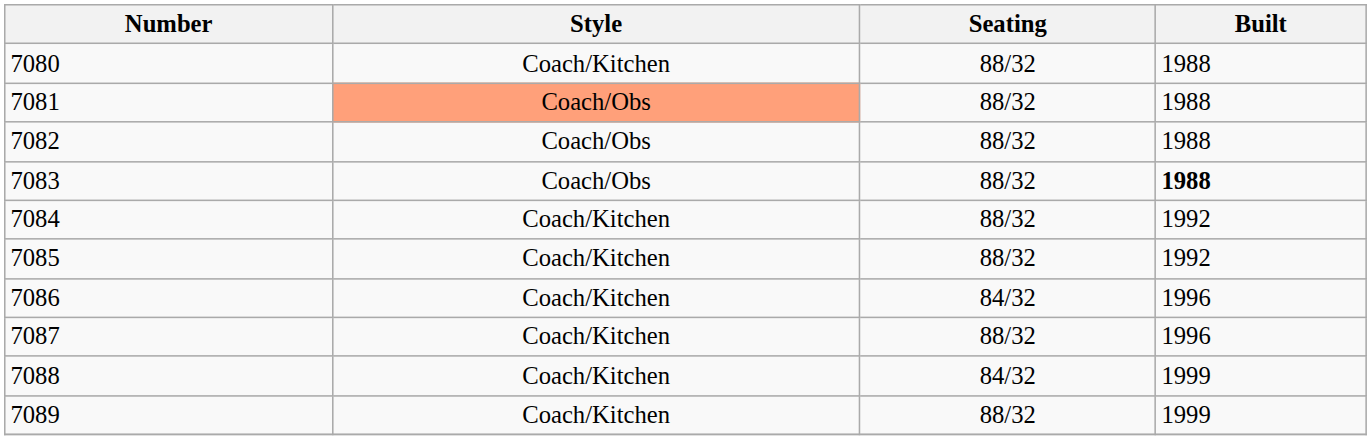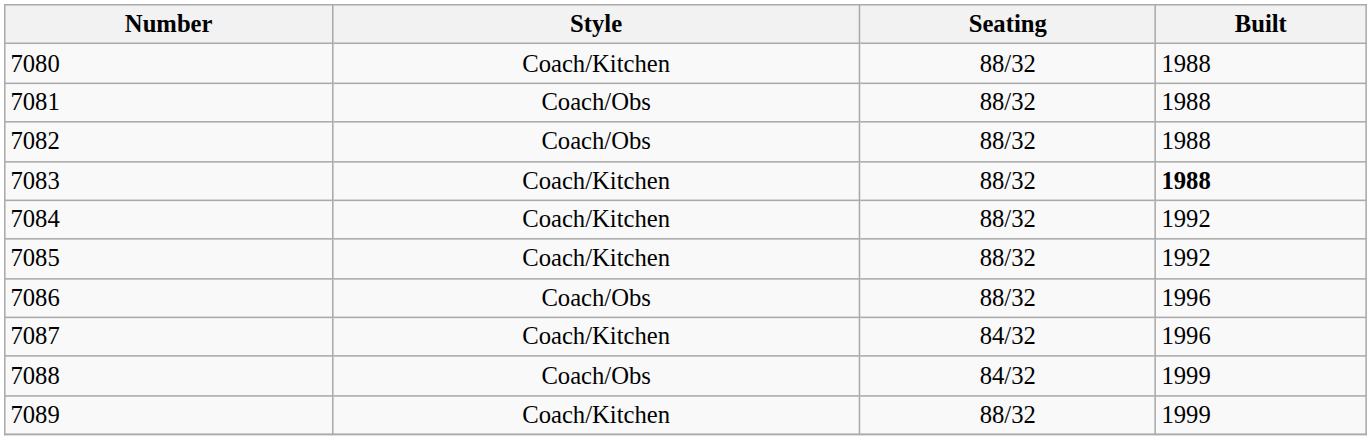(596, 102) lightsalmon background -> (596, 102) no background
(596, 180) Coach/Obs -> (596, 180) Coach/Kitchen
(596, 297) Coach/Kitchen -> (596, 297) Coach/Obs
(1008, 297) 84/32 -> (1008, 297) 88/32
(1008, 336) 88/32 -> (1008, 336) 84/32
(596, 375) Coach/Kitchen -> (596, 375) Coach/Obs
